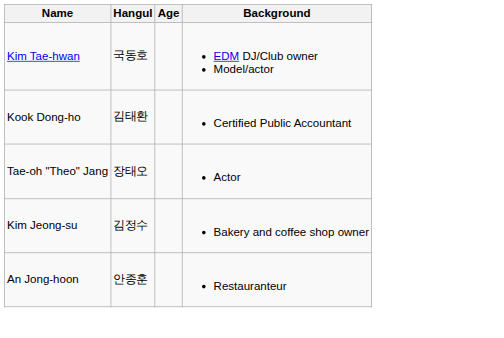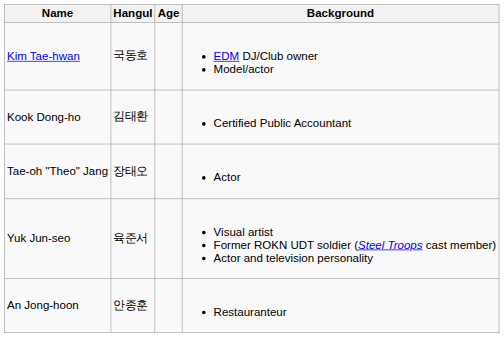- row: (42, 225)
+ row: (39, 238)
